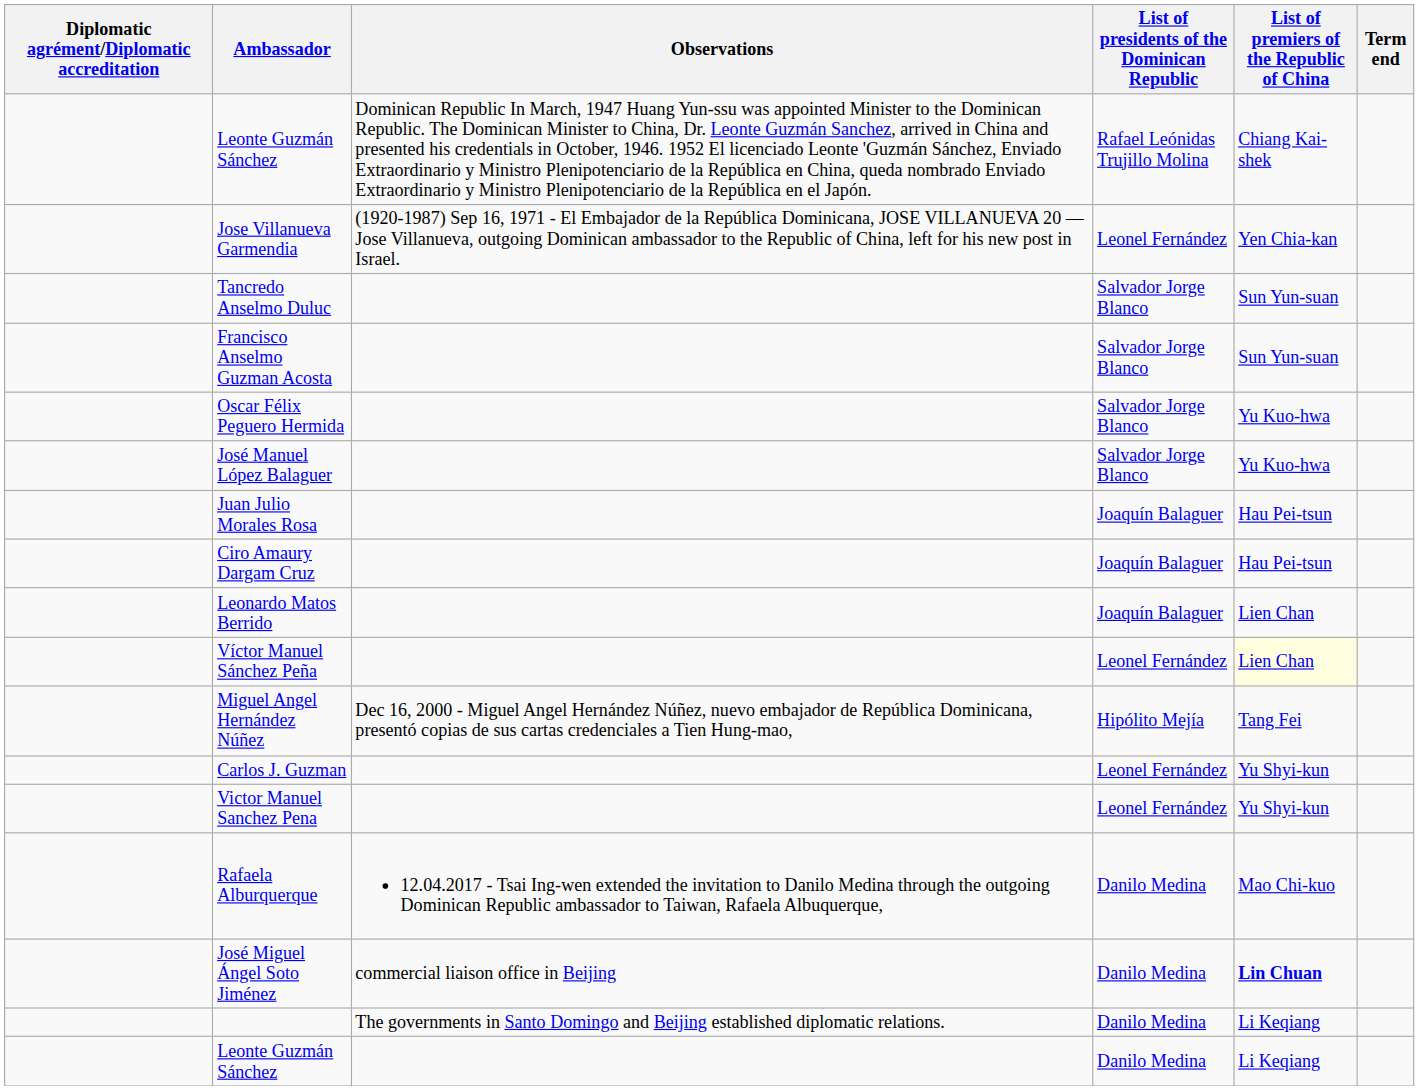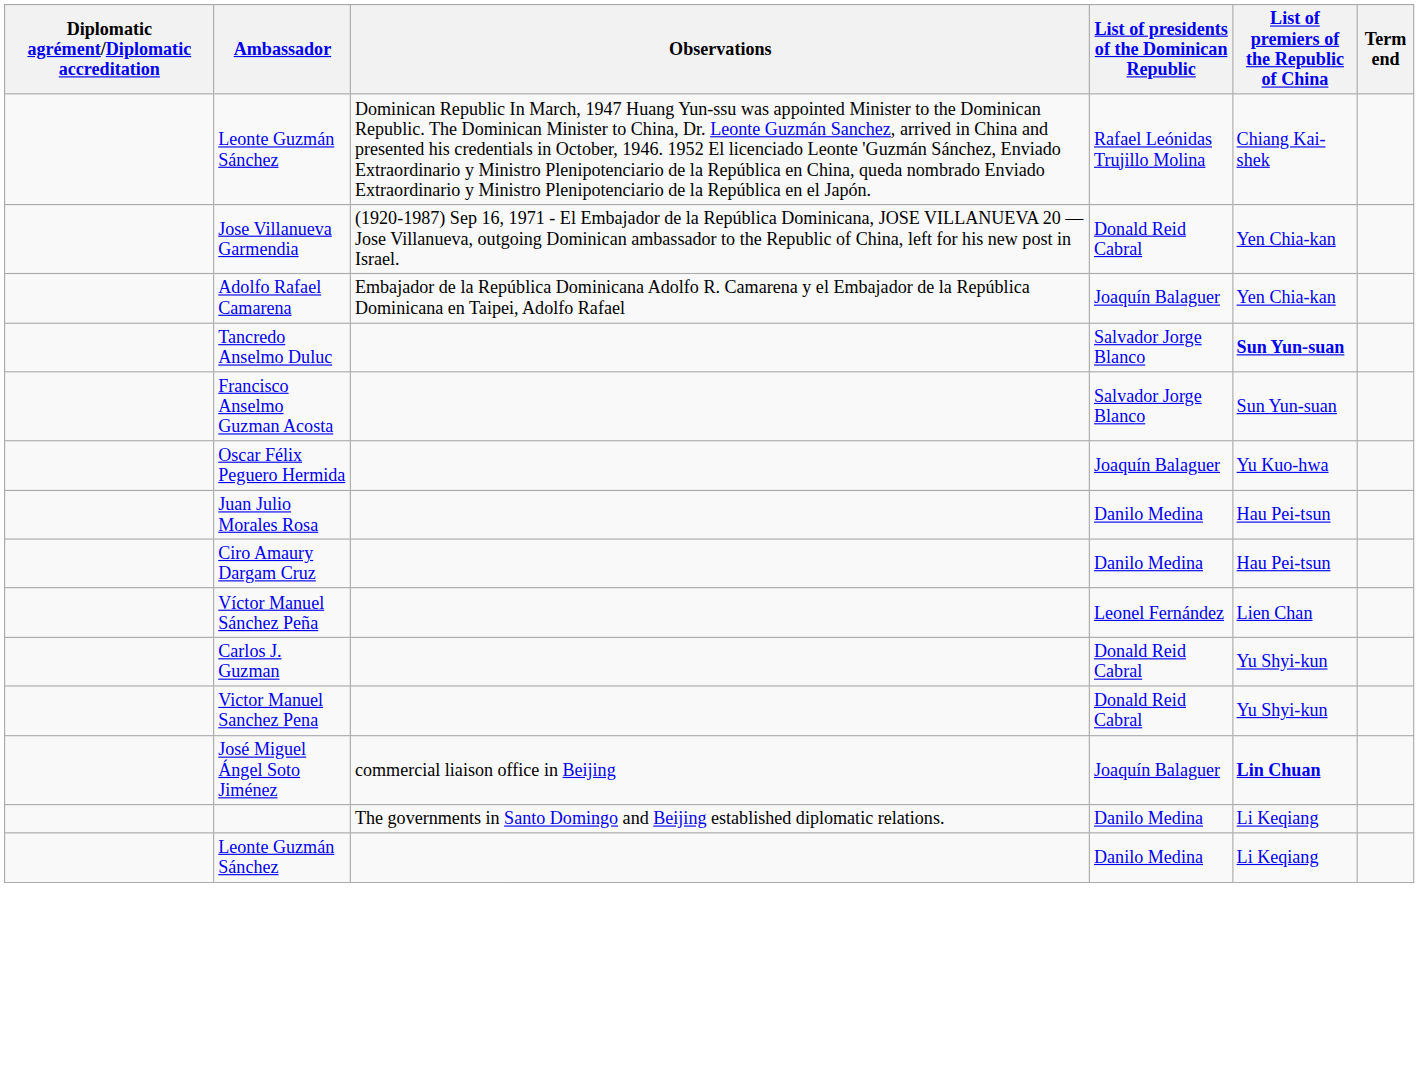(1162, 238) Leonel Fernández -> (1140, 238) Donald Reid Cabral
+ row: (270, 298)
(1288, 298) normal -> (1290, 347) bold
(1151, 416) Salvador Jorge Blanco -> (1157, 465) Joaquín Balaguer
- row: (275, 465)
(1160, 514) Joaquín Balaguer -> (1149, 514) Danilo Medina
(1160, 563) Joaquín Balaguer -> (1149, 563) Danilo Medina
- row: (277, 612)
(1276, 661) lightyellow background -> (1275, 612) no background
- row: (267, 720)
(1162, 769) Leonel Fernández -> (1140, 661) Donald Reid Cabral
(1162, 808) Leonel Fernández -> (1140, 710) Donald Reid Cabral
- row: (267, 885)
(1152, 973) Danilo Medina -> (1157, 769) Joaquín Balaguer
